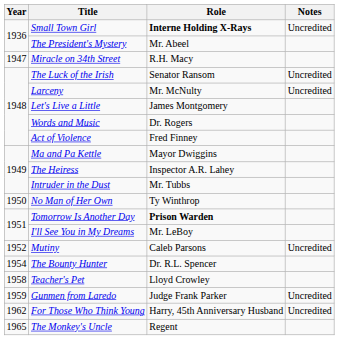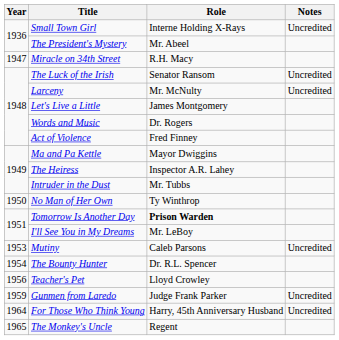(200, 28) bold -> (197, 28) normal
(17, 248) 1952 -> (17, 248) 1953
(17, 279) 1958 -> (17, 279) 1956
(17, 311) 1962 -> (17, 311) 1964
